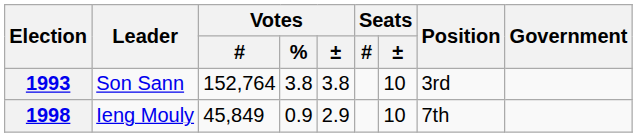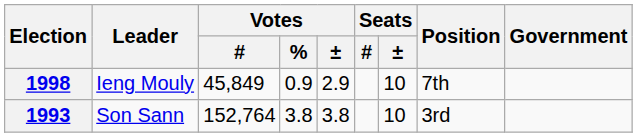rows swapped: (48, 83) <-> (48, 115)
